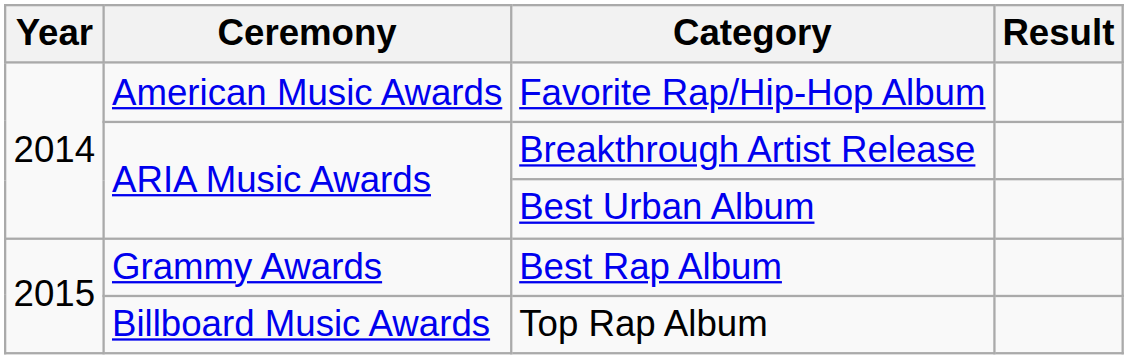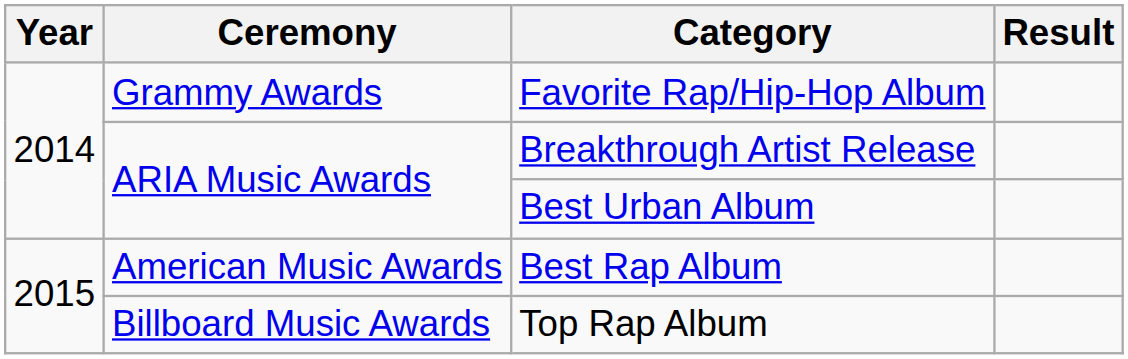(307, 91) American Music Awards -> (247, 91) Grammy Awards
(247, 265) Grammy Awards -> (307, 265) American Music Awards
